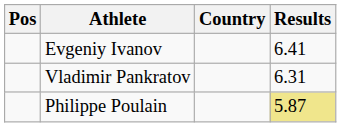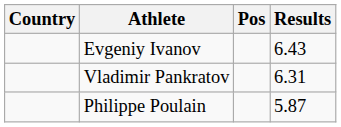columns swapped: (23, 19) <-> (232, 19)
(290, 48) 6.41 -> (290, 48) 6.43
(290, 106) khaki background -> (290, 106) no background
